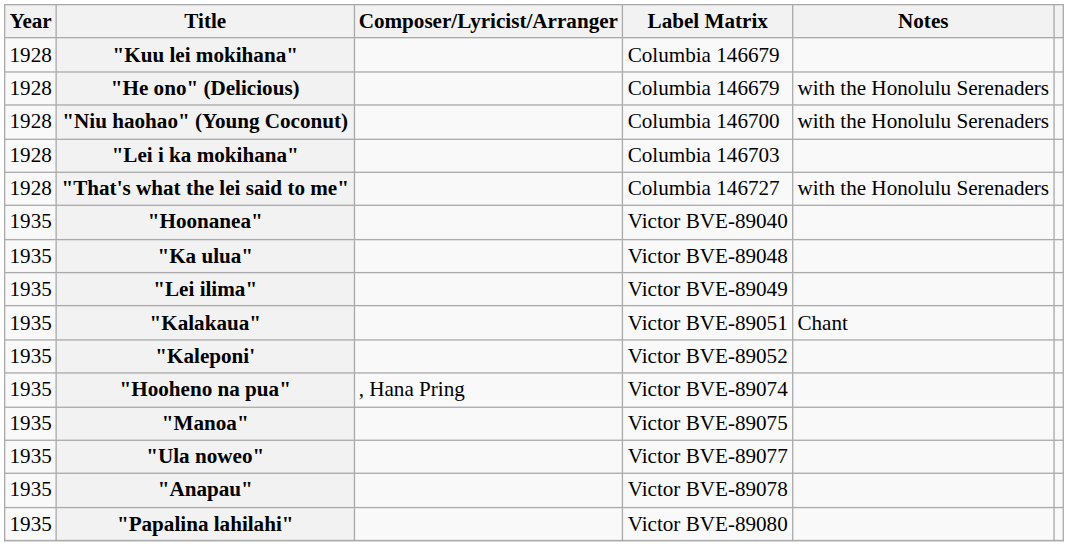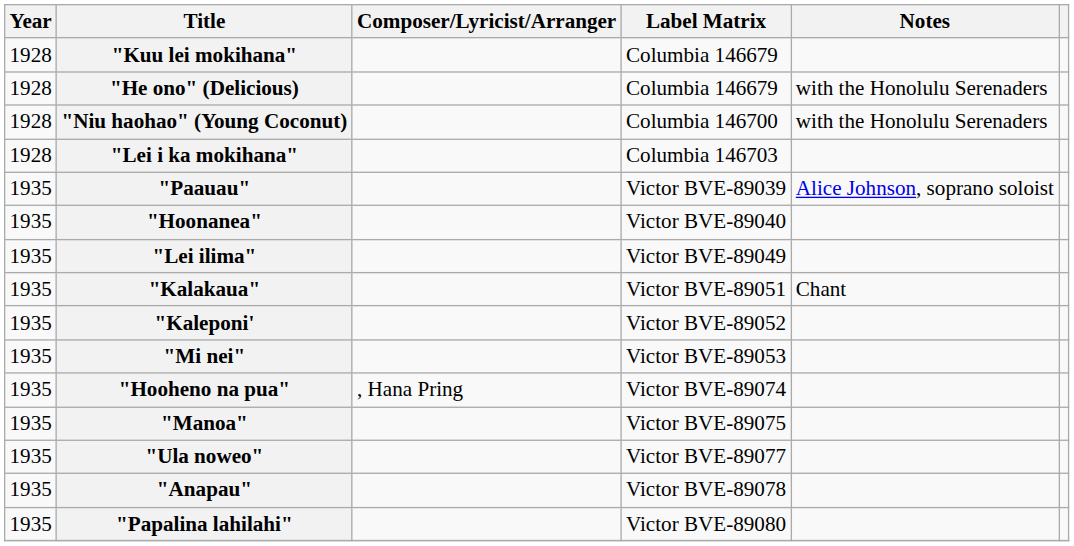- row: (205, 188)
+ row: (204, 188)
- row: (205, 255)
+ row: (204, 356)
